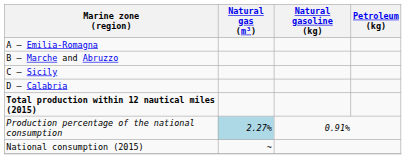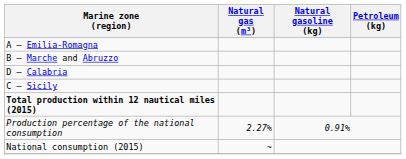rows swapped: (32, 72) <-> (37, 86)
(259, 128) lightblue background -> (259, 128) no background
